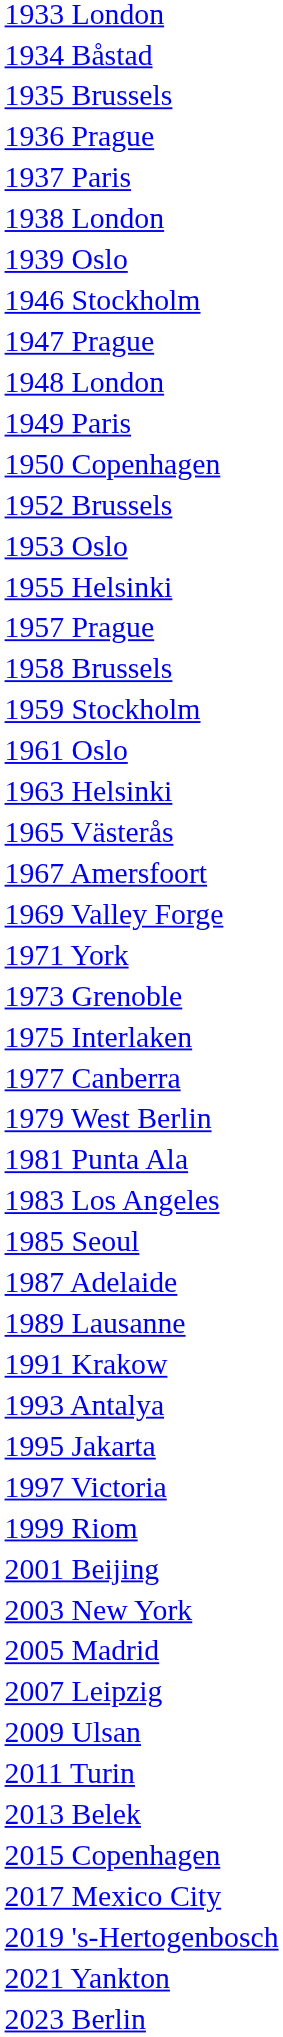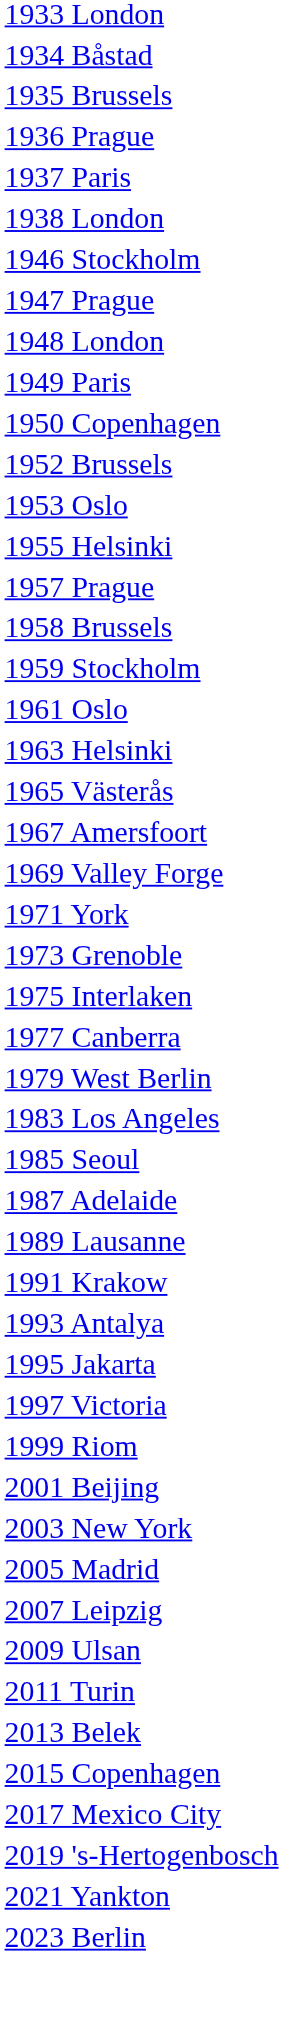- row: (66, 259)
- row: (96, 1159)
